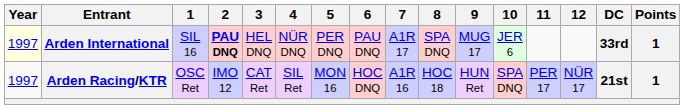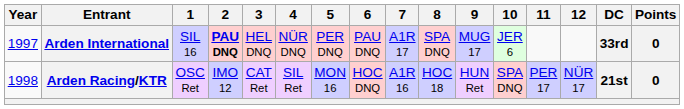(23, 44) lightyellow background -> (23, 44) no background
(656, 44) 1 -> (656, 44) 0
(23, 80) 1997 -> (23, 80) 1998
(656, 80) 1 -> (656, 80) 0
